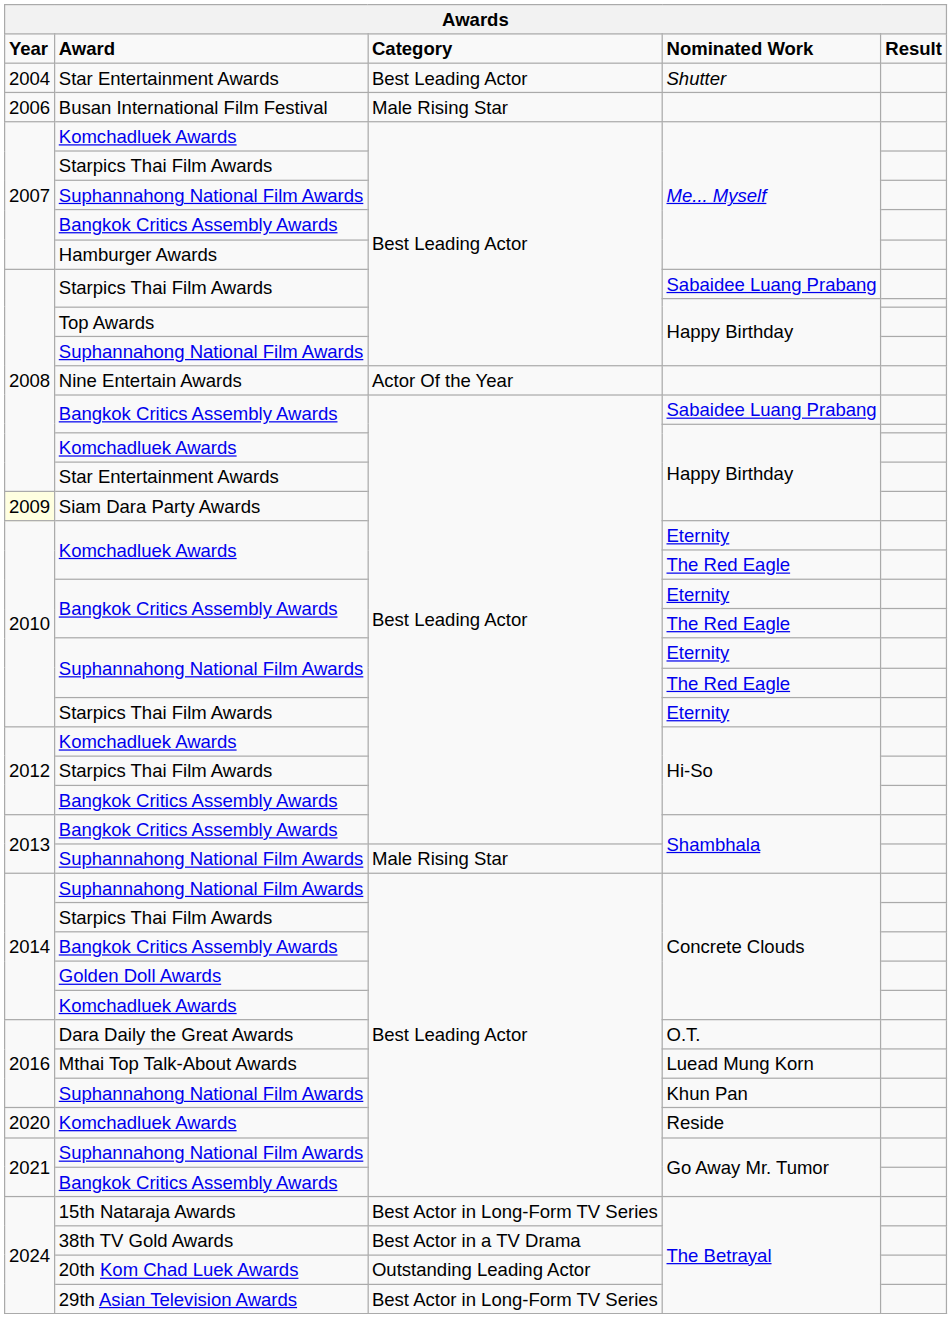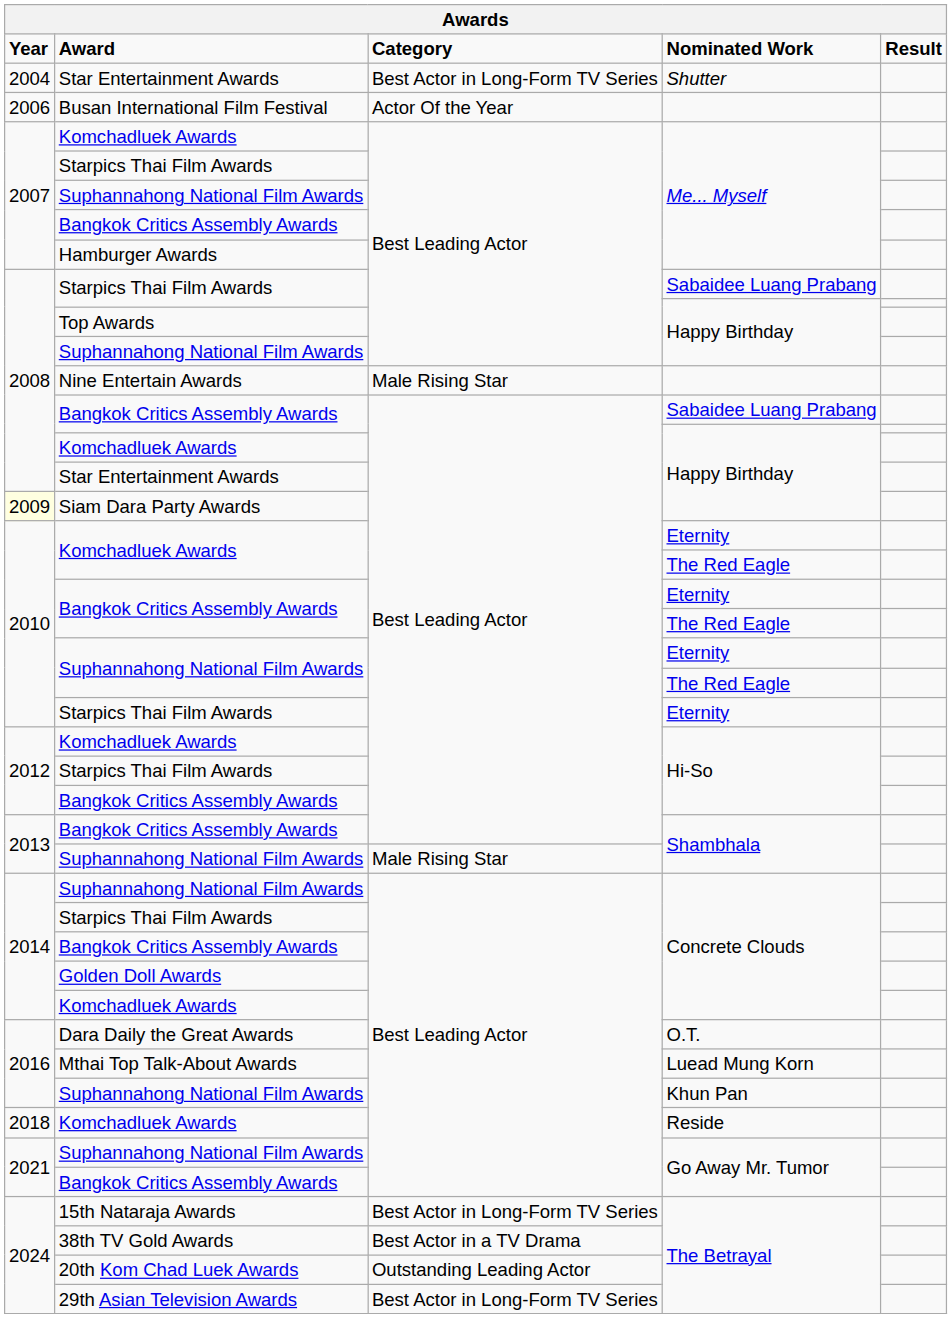(450, 78) Best Leading Actor -> (515, 78) Best Actor in Long-Form TV Series
(440, 108) Male Rising Star -> (443, 108) Actor Of the Year
(443, 380) Actor Of the Year -> (440, 380) Male Rising Star
(30, 1123) 2020 -> (30, 1123) 2018
